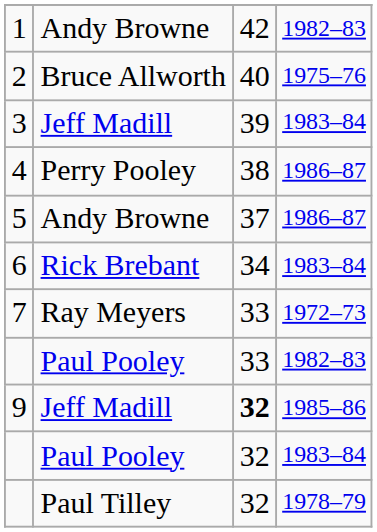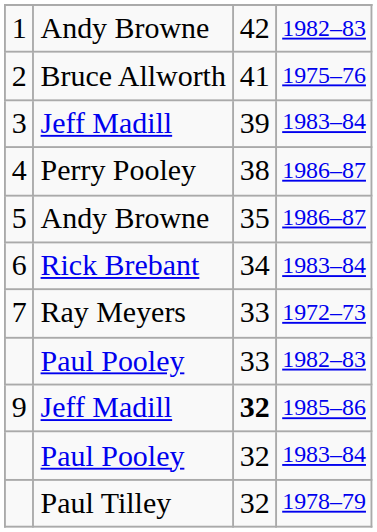(255, 75) 40 -> (255, 75) 41
(255, 218) 37 -> (255, 218) 35
